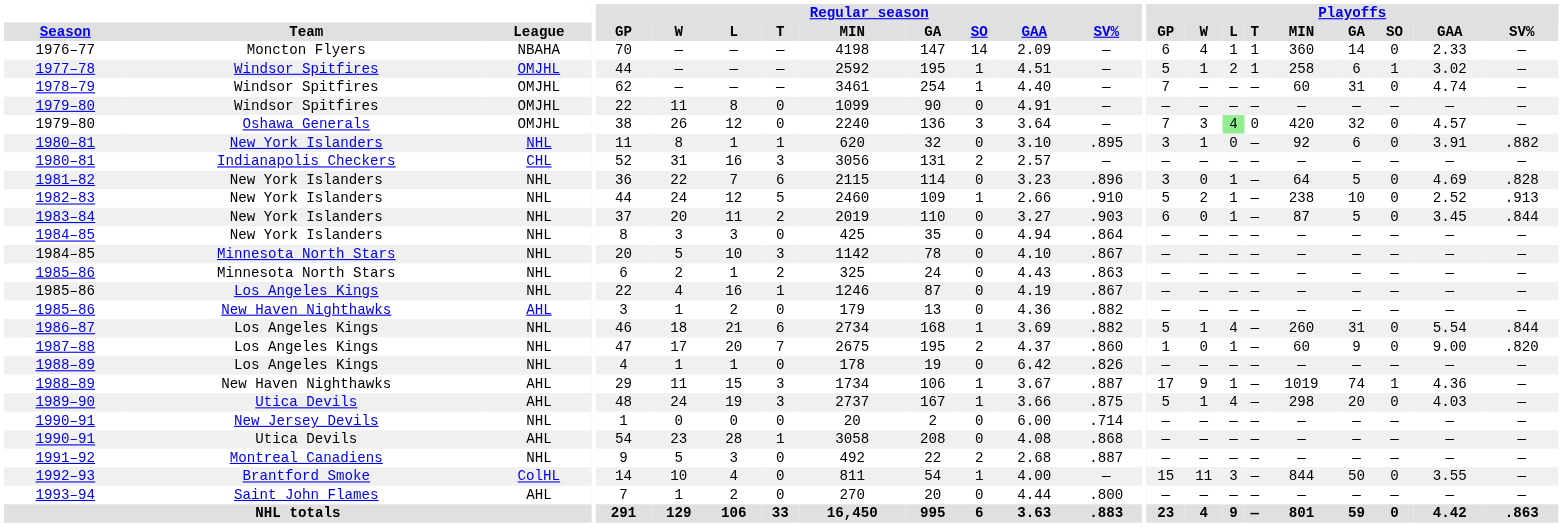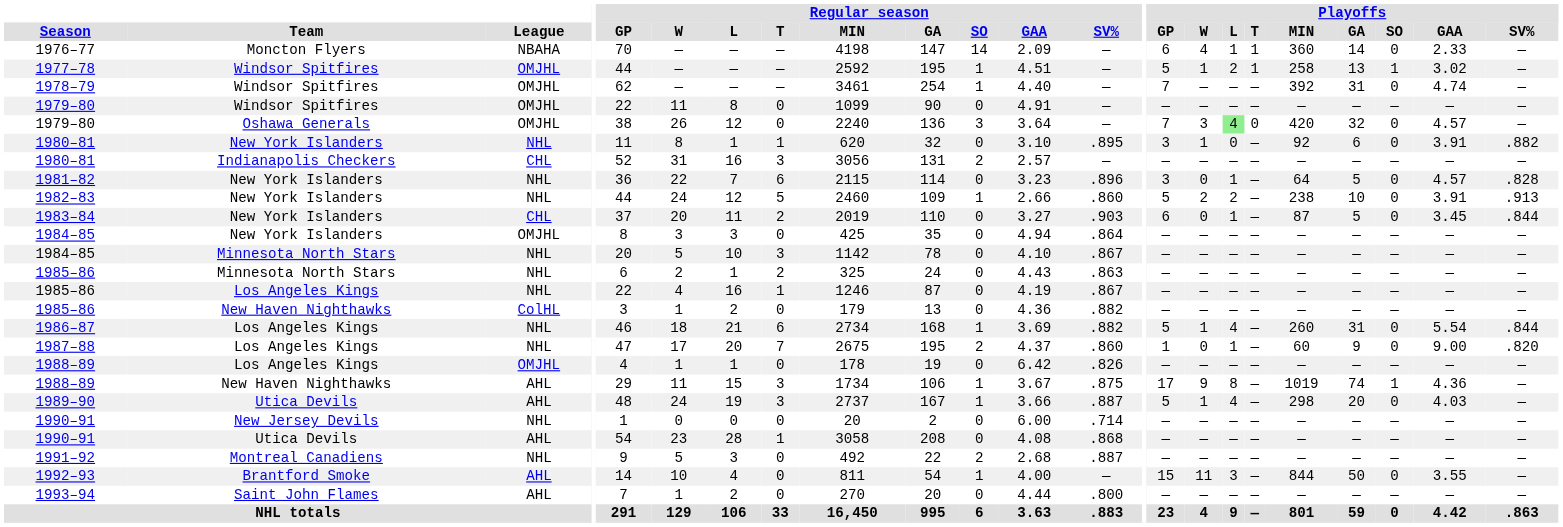(1356, 69) 6 -> (1356, 69) 13
(1301, 87) 60 -> (1301, 87) 392
(1450, 180) 4.69 -> (1450, 180) 4.57
(1106, 199) .910 -> (1106, 199) .860
(1234, 199) 1 -> (1234, 199) 2
(1450, 199) 2.52 -> (1450, 199) 3.91
(539, 217) NHL -> (539, 217) CHL
(539, 236) NHL -> (539, 236) OMJHL
(539, 310) AHL -> (539, 310) ColHL
(539, 365) NHL -> (539, 365) OMJHL
(1106, 384) .887 -> (1106, 384) .875
(1234, 384) 1 -> (1234, 384) 8
(1106, 402) .875 -> (1106, 402) .887
(539, 477) ColHL -> (539, 477) AHL
